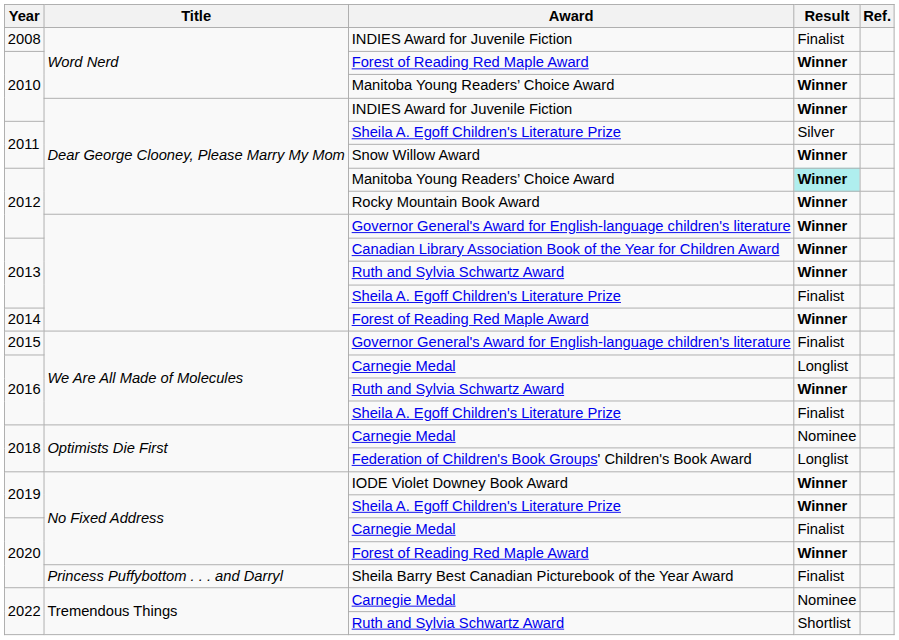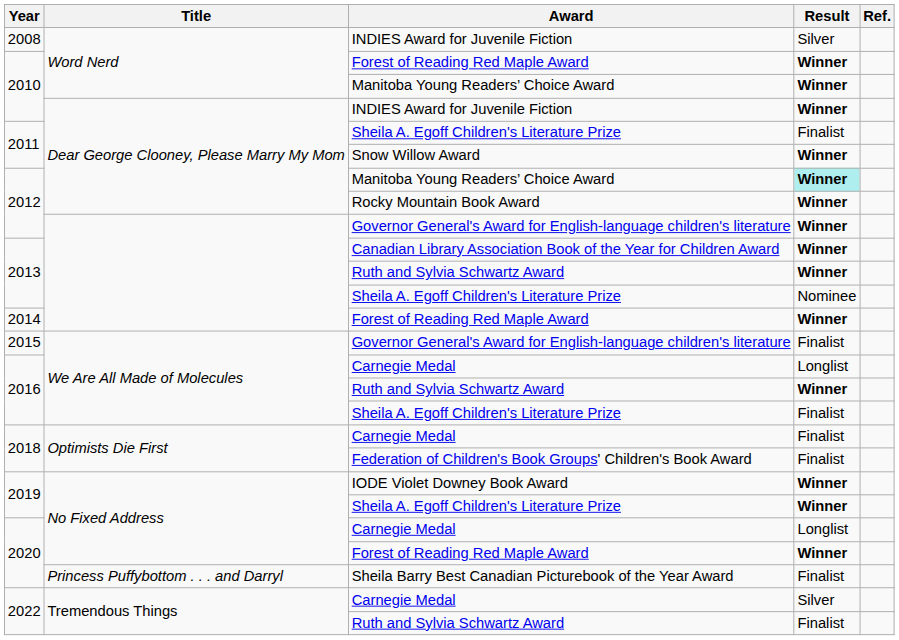(821, 39) Finalist -> (816, 39) Silver
(816, 132) Silver -> (821, 132) Finalist
(821, 296) Finalist -> (827, 296) Nominee
(827, 436) Nominee -> (821, 436) Finalist
(823, 459) Longlist -> (821, 459) Finalist
(821, 529) Finalist -> (823, 529) Longlist
(827, 599) Nominee -> (816, 599) Silver
(824, 623) Shortlist -> (821, 623) Finalist
